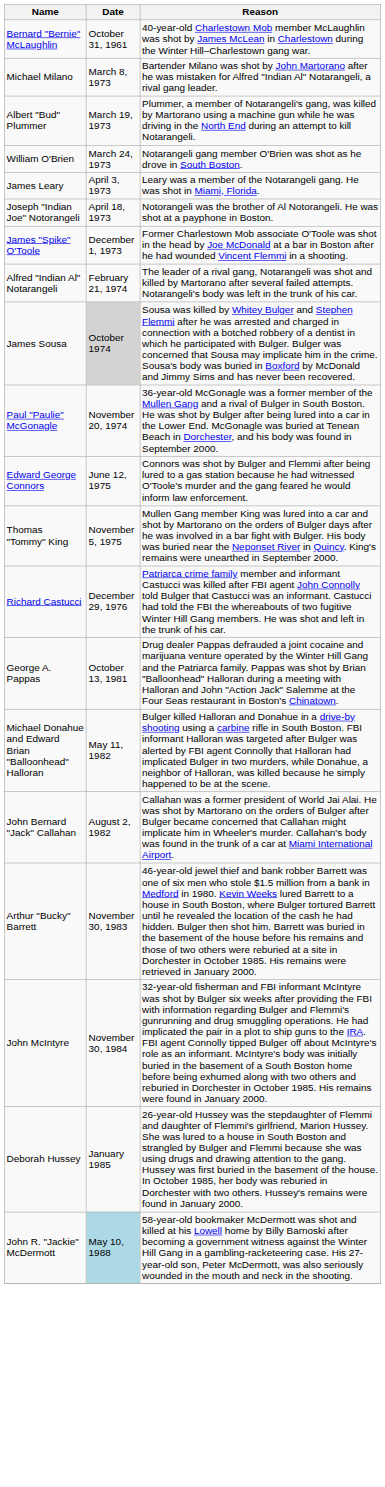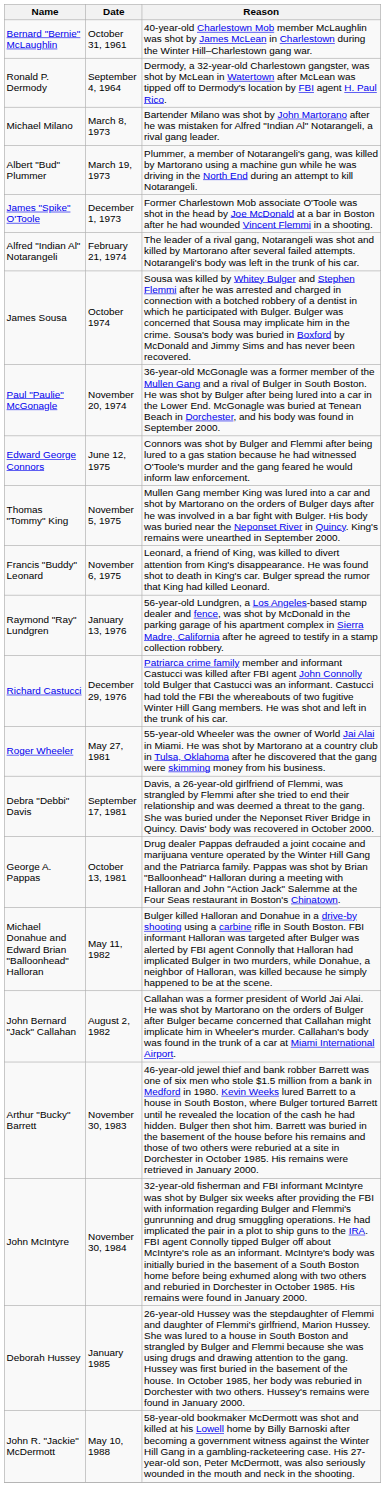+ row: (28, 82)
- row: (40, 158)
- row: (35, 185)
- row: (43, 212)
(106, 343) lightgrey background -> (106, 317) no background
+ row: (42, 570)
+ row: (42, 625)
+ row: (40, 751)
+ row: (38, 806)
(106, 1247) lightblue background -> (106, 1446) no background
